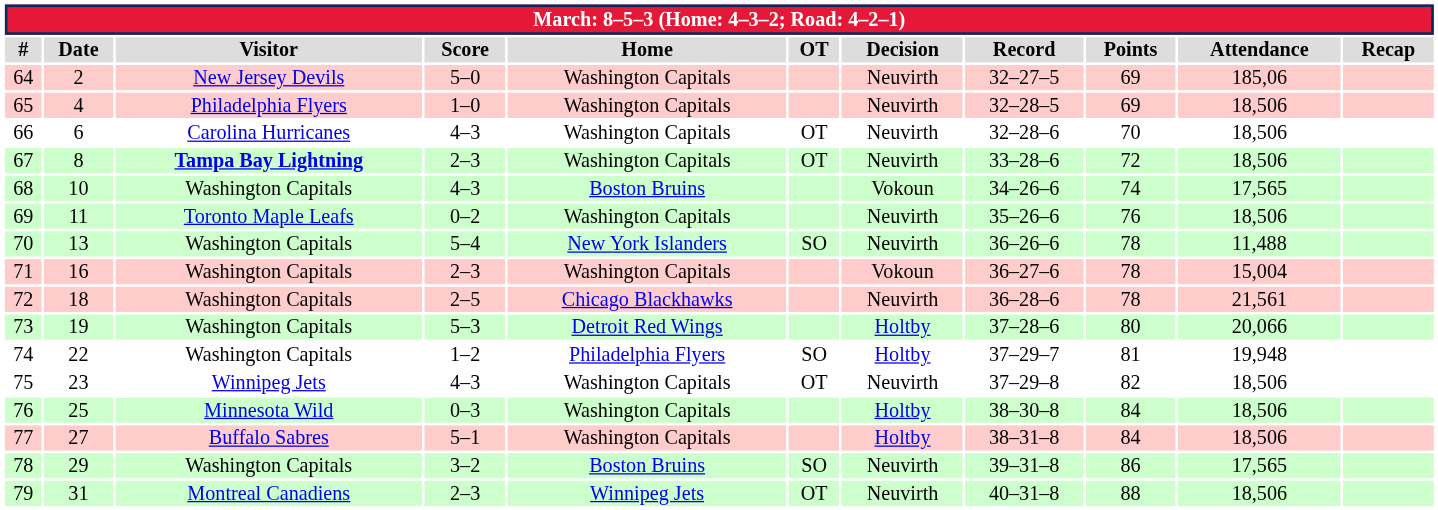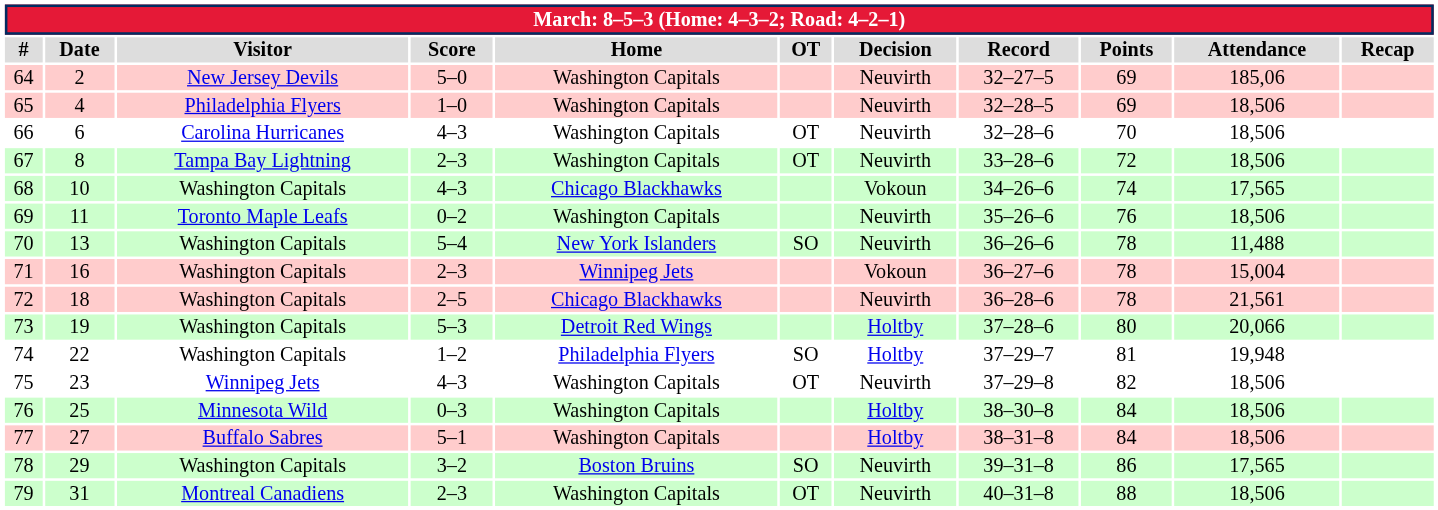(269, 160) bold -> (263, 160) normal
(647, 188) Boston Bruins -> (636, 188) Chicago Blackhawks
(647, 271) Washington Capitals -> (636, 271) Winnipeg Jets
(647, 493) Winnipeg Jets -> (636, 493) Washington Capitals
